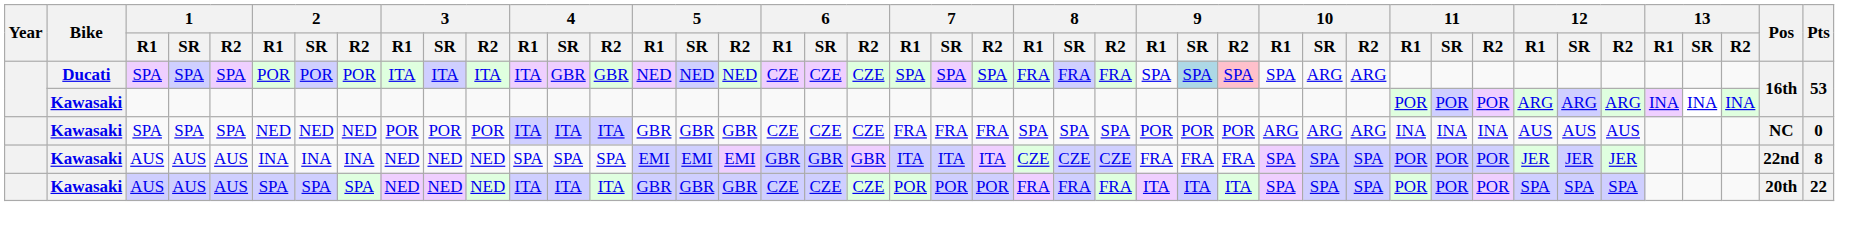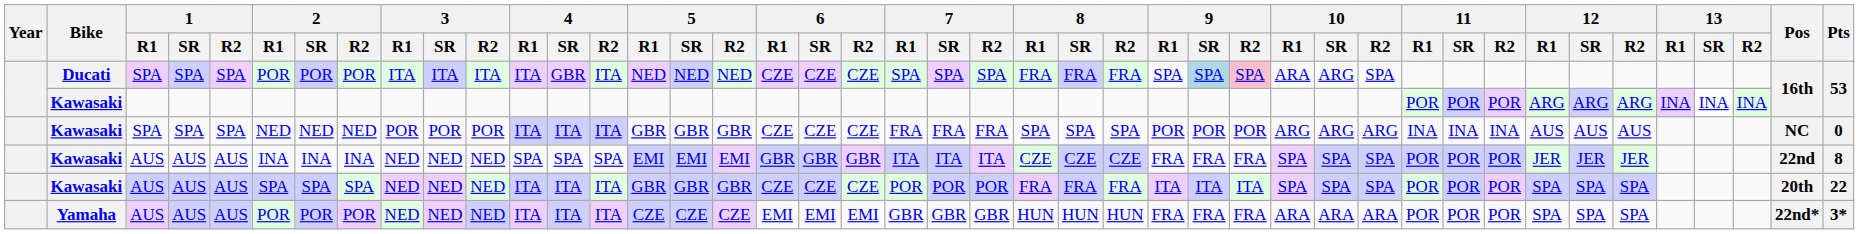(611, 74) GBR -> (608, 74) ITA
(1281, 74) SPA -> (1292, 74) ARA
(1368, 74) ARG -> (1380, 74) SPA
+ row: (86, 215)
